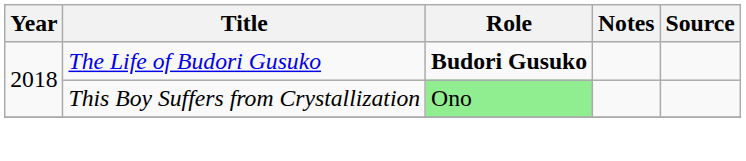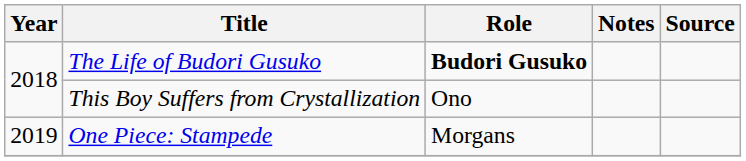(452, 98) lightgreen background -> (452, 98) no background
+ row: (170, 135)
